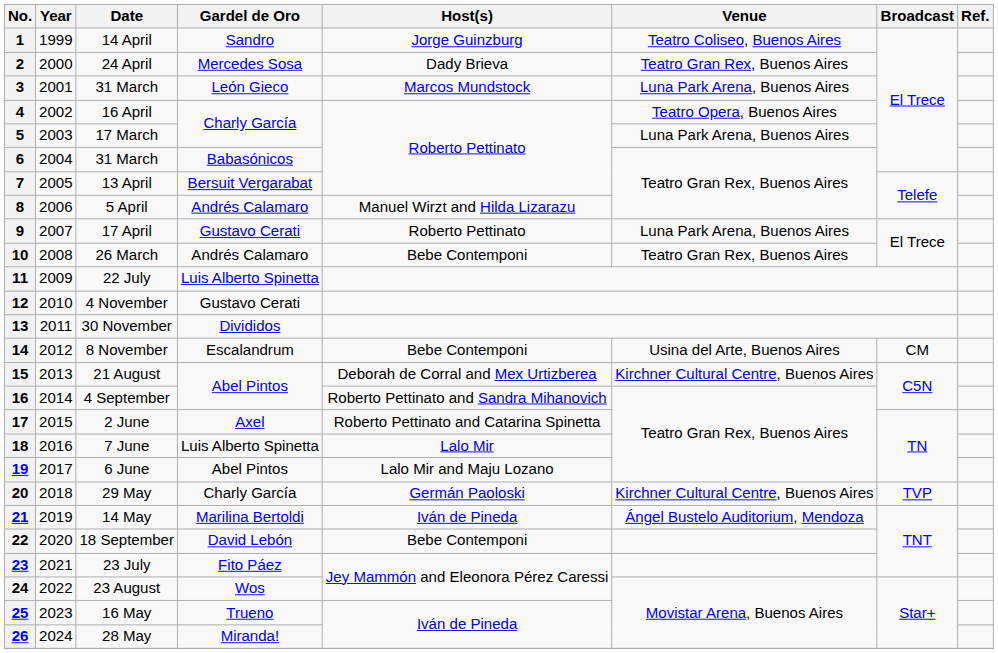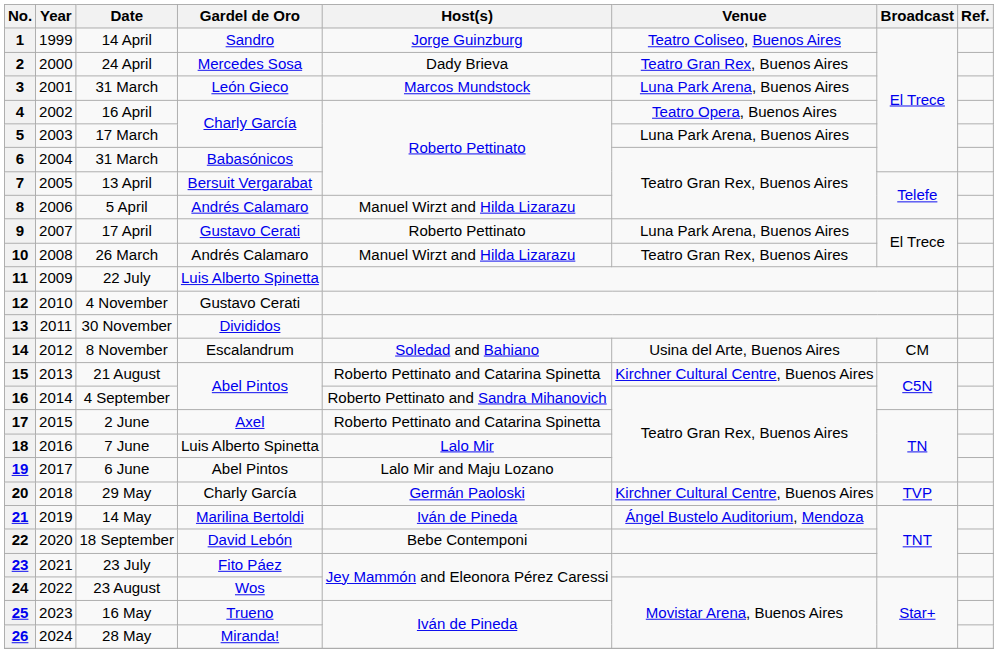(467, 254) Bebe Contemponi -> (467, 254) Manuel Wirzt and Hilda Lizarazu
(467, 350) Bebe Contemponi -> (467, 350) Soledad and Bahiano
(467, 374) Deborah de Corral and Mex Urtizberea -> (467, 374) Roberto Pettinato and Catarina Spinetta
